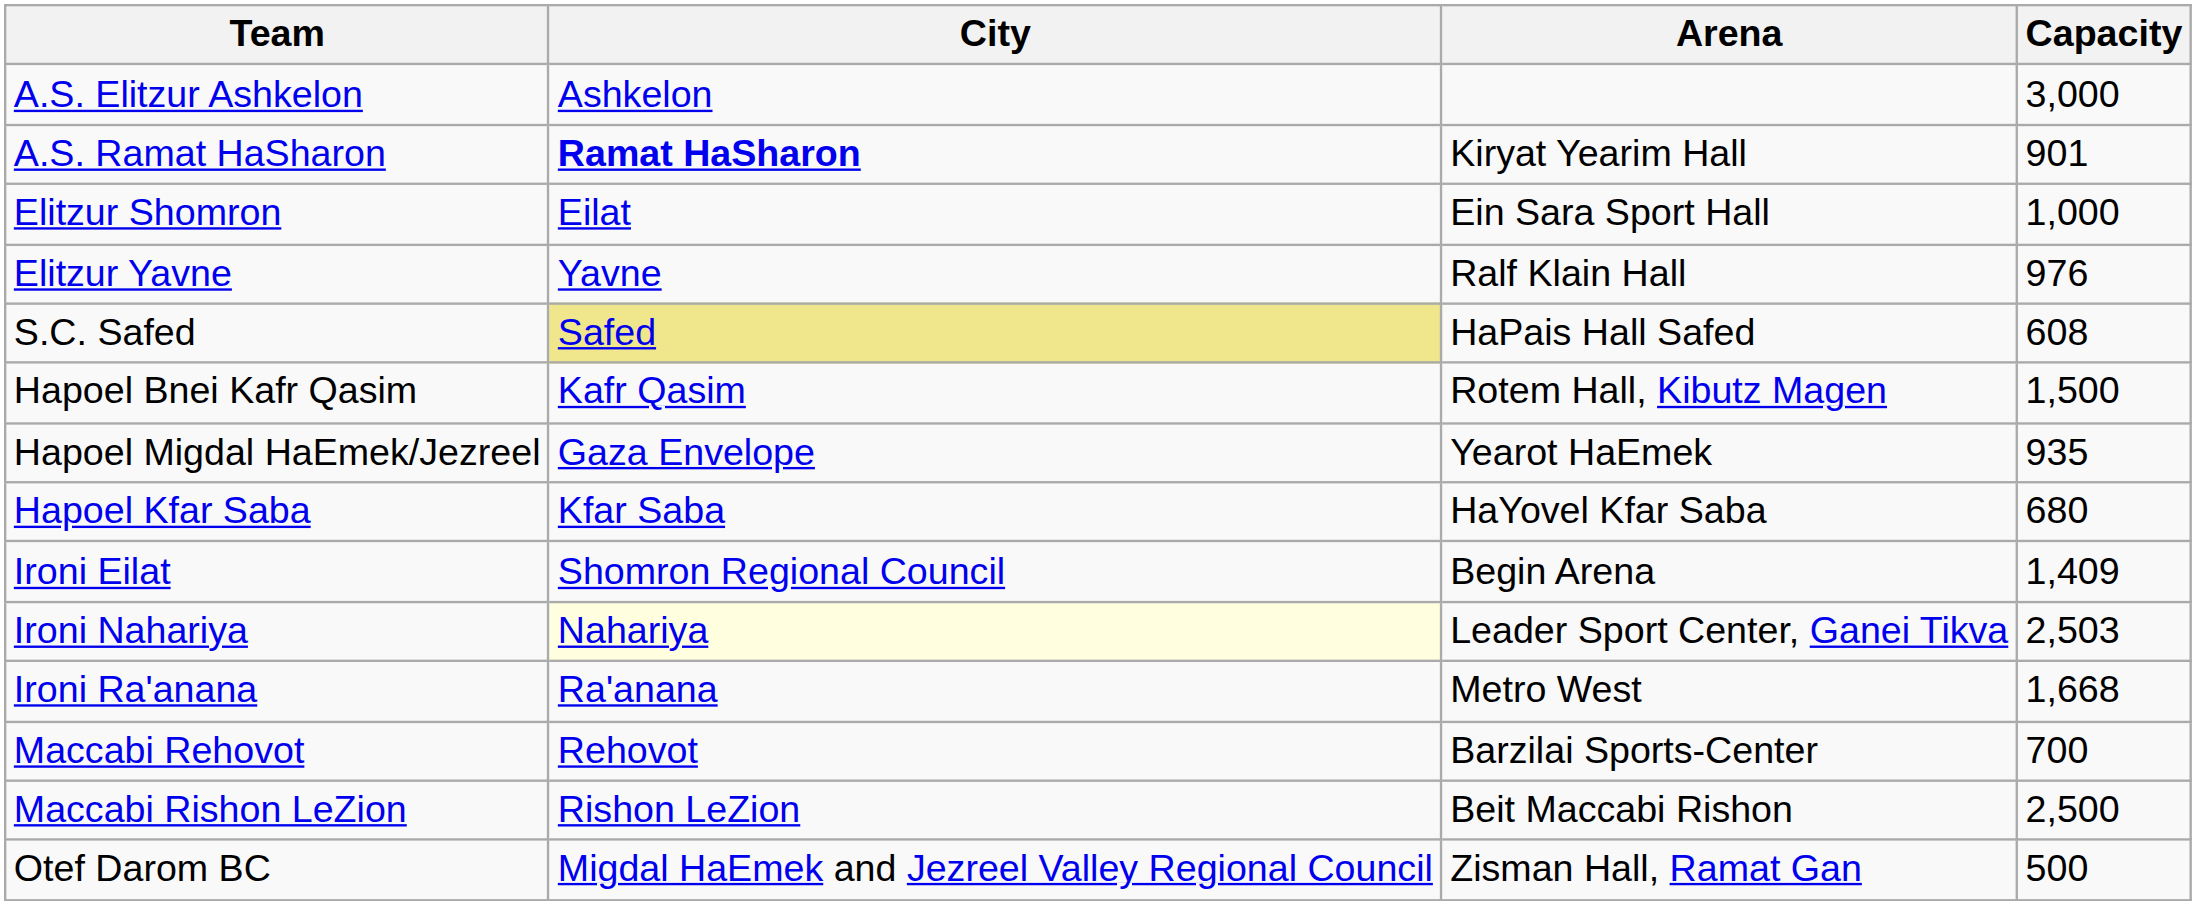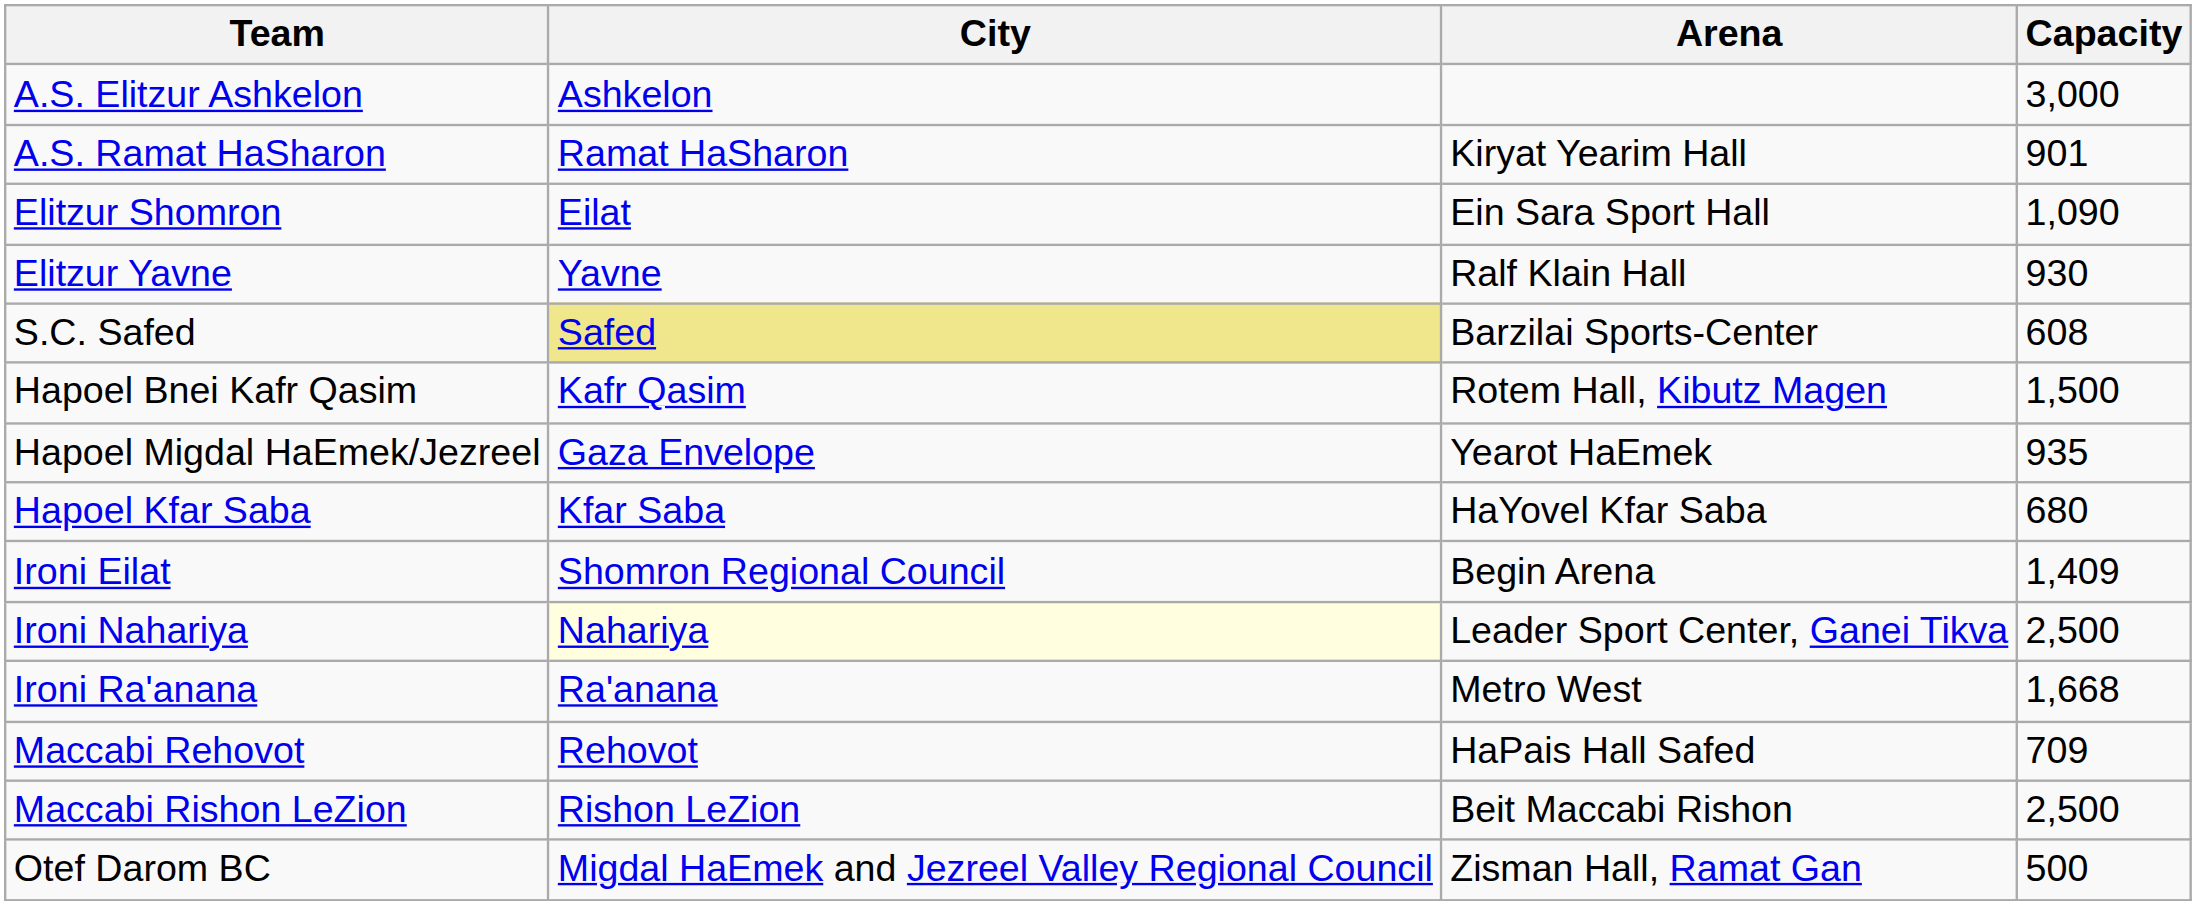(709, 153) bold -> (703, 153) normal
(2073, 213) 1,000 -> (2073, 213) 1,090
(2057, 272) 976 -> (2057, 272) 930
(1603, 332) HaPais Hall Safed -> (1634, 332) Barzilai Sports-Center
(2073, 630) 2,503 -> (2073, 630) 2,500
(1634, 749) Barzilai Sports-Center -> (1603, 749) HaPais Hall Safed
(2057, 749) 700 -> (2057, 749) 709
